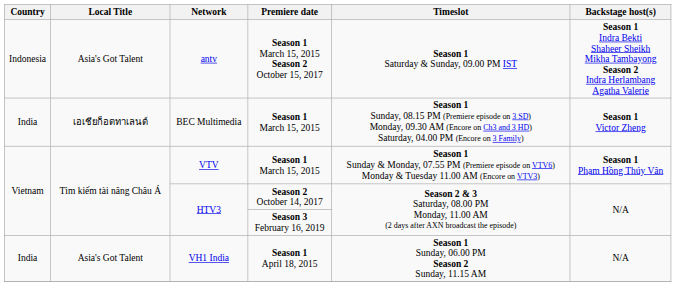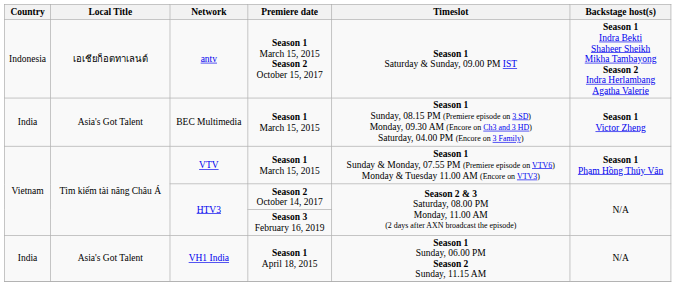(110, 59) Asia's Got Talent -> (110, 59) เอเชียก็อตทาเลนต์
(110, 122) เอเชียก็อตทาเลนต์ -> (110, 122) Asia's Got Talent
